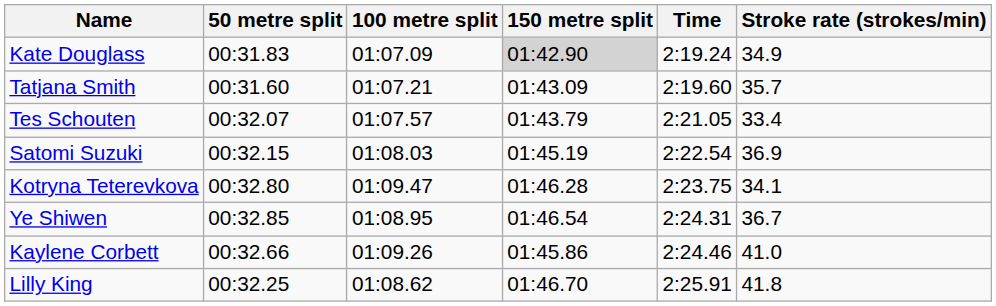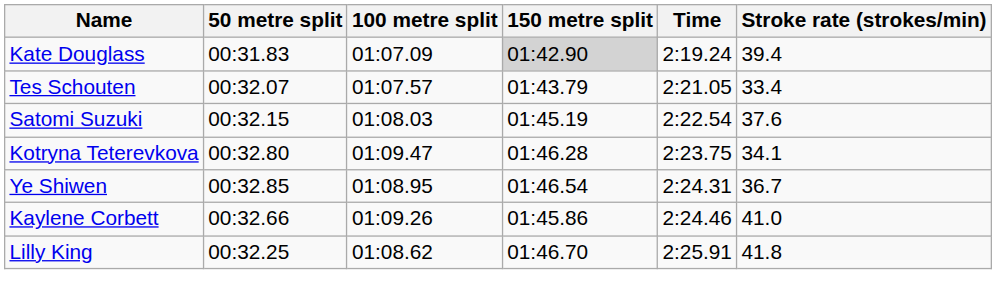(762, 53) 34.9 -> (762, 53) 39.4
- row: (72, 86)
(762, 152) 36.9 -> (762, 119) 37.6
